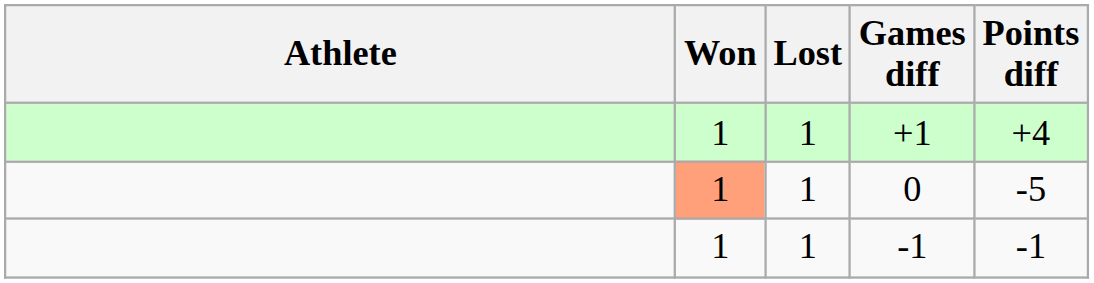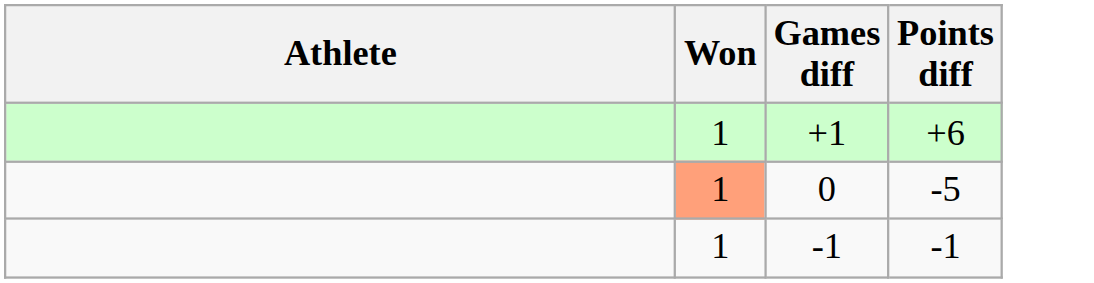- column: (808, 53)
(1031, 131) +4 -> (946, 131) +6
